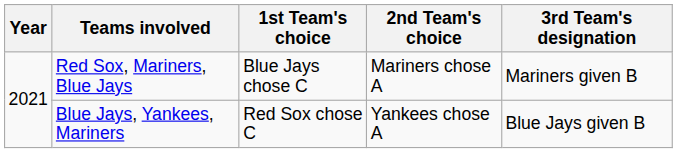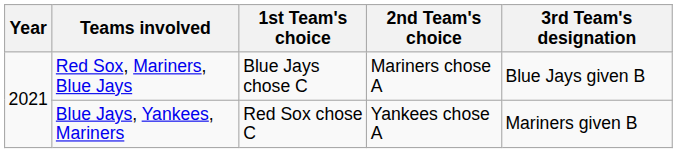(571, 76) Mariners given B -> (575, 76) Blue Jays given B
(575, 123) Blue Jays given B -> (571, 123) Mariners given B
